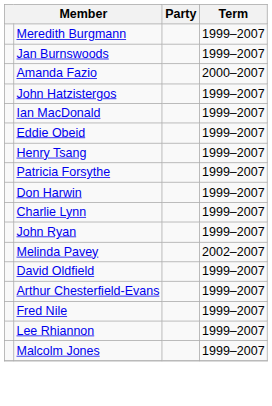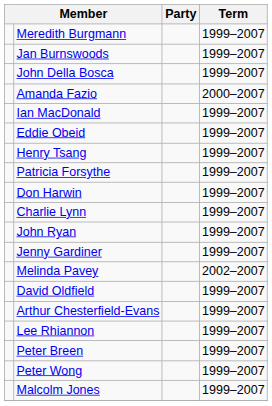+ row: (65, 73)
- row: (66, 93)
+ row: (59, 251)
- row: (42, 311)
+ row: (50, 350)
+ row: (49, 370)
